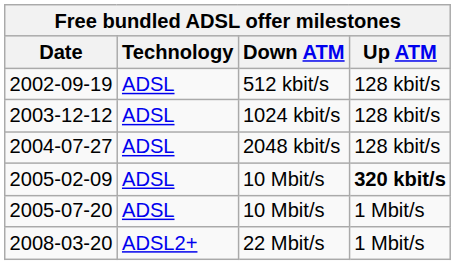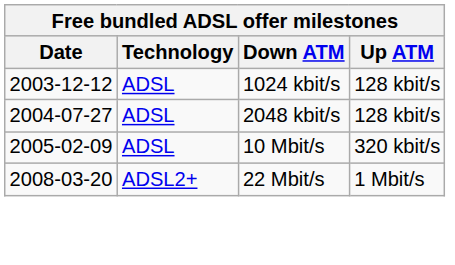- row: (61, 84)
(400, 179) bold -> (397, 147) normal
- row: (61, 211)
